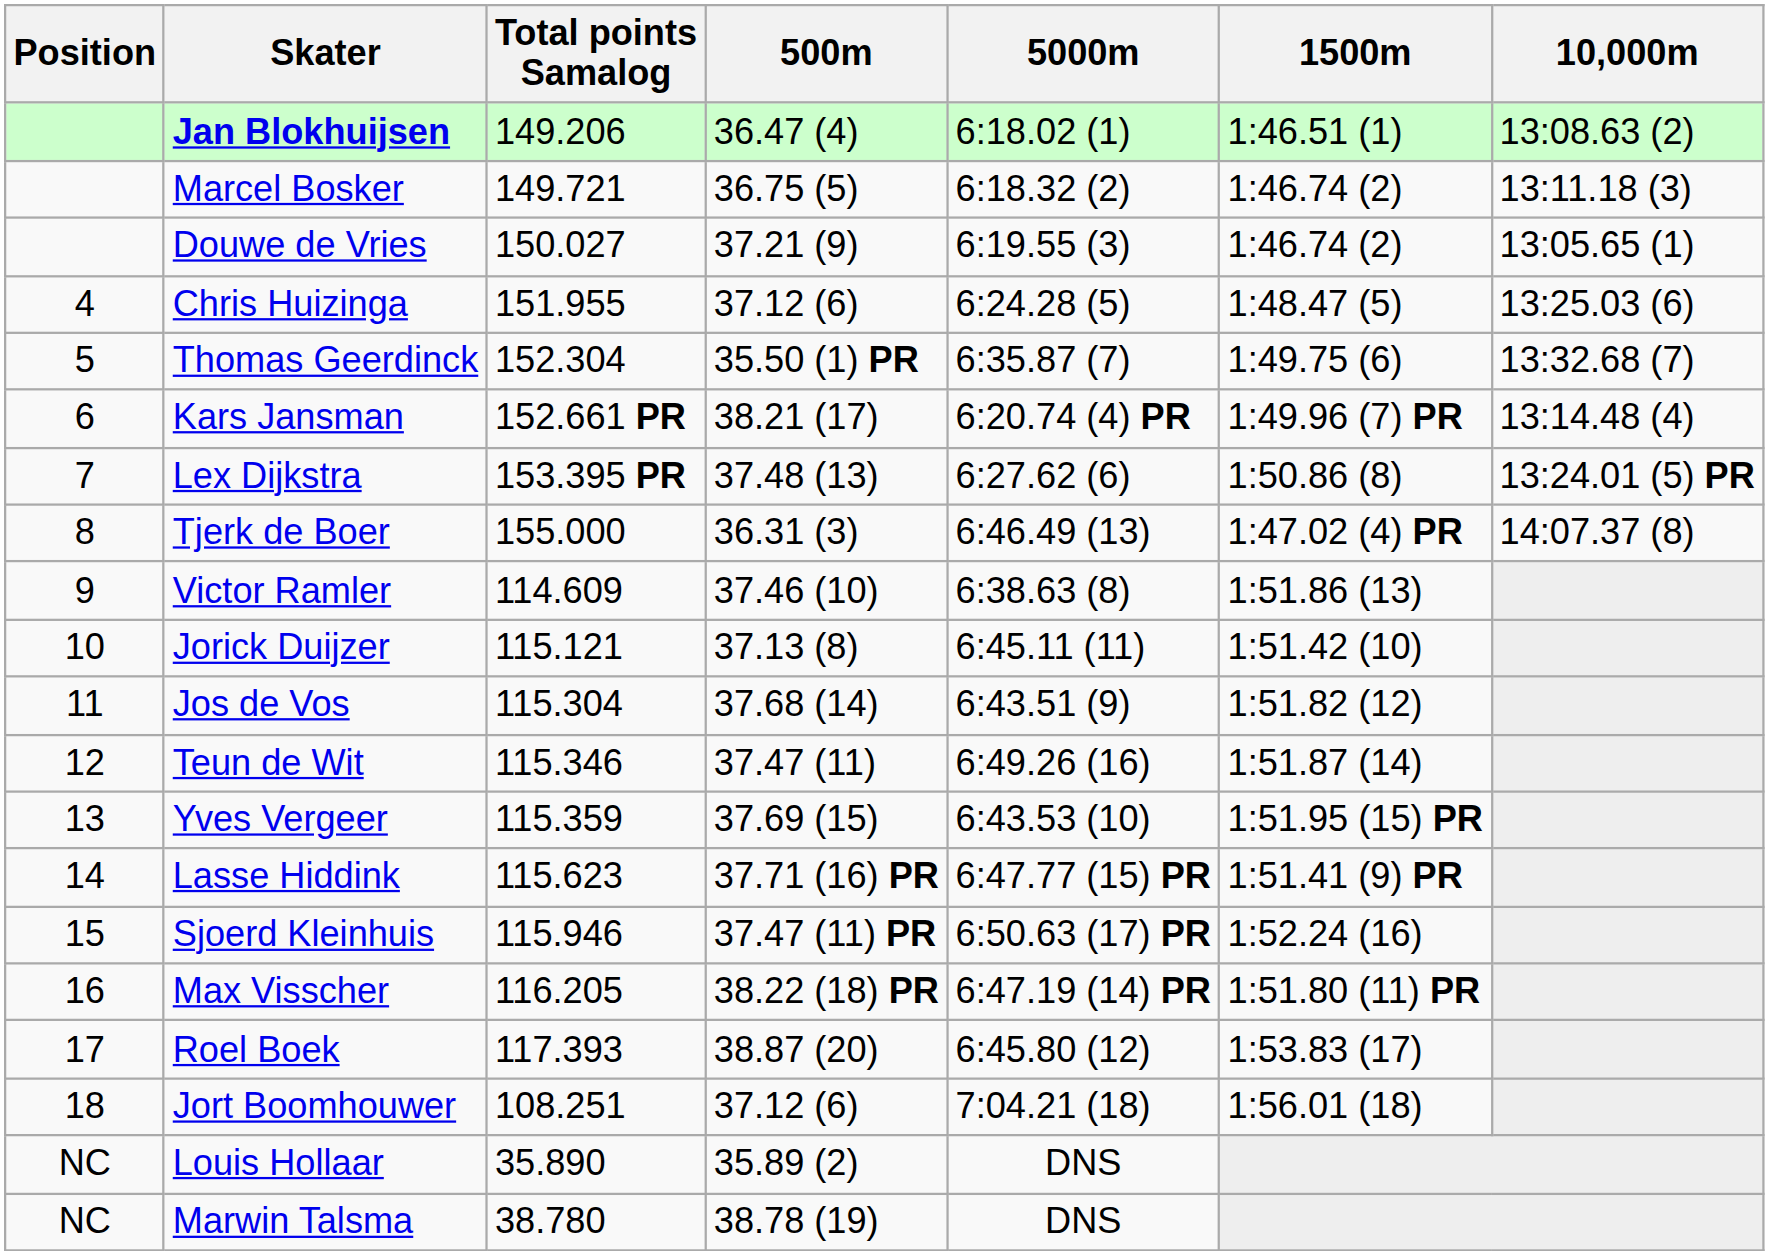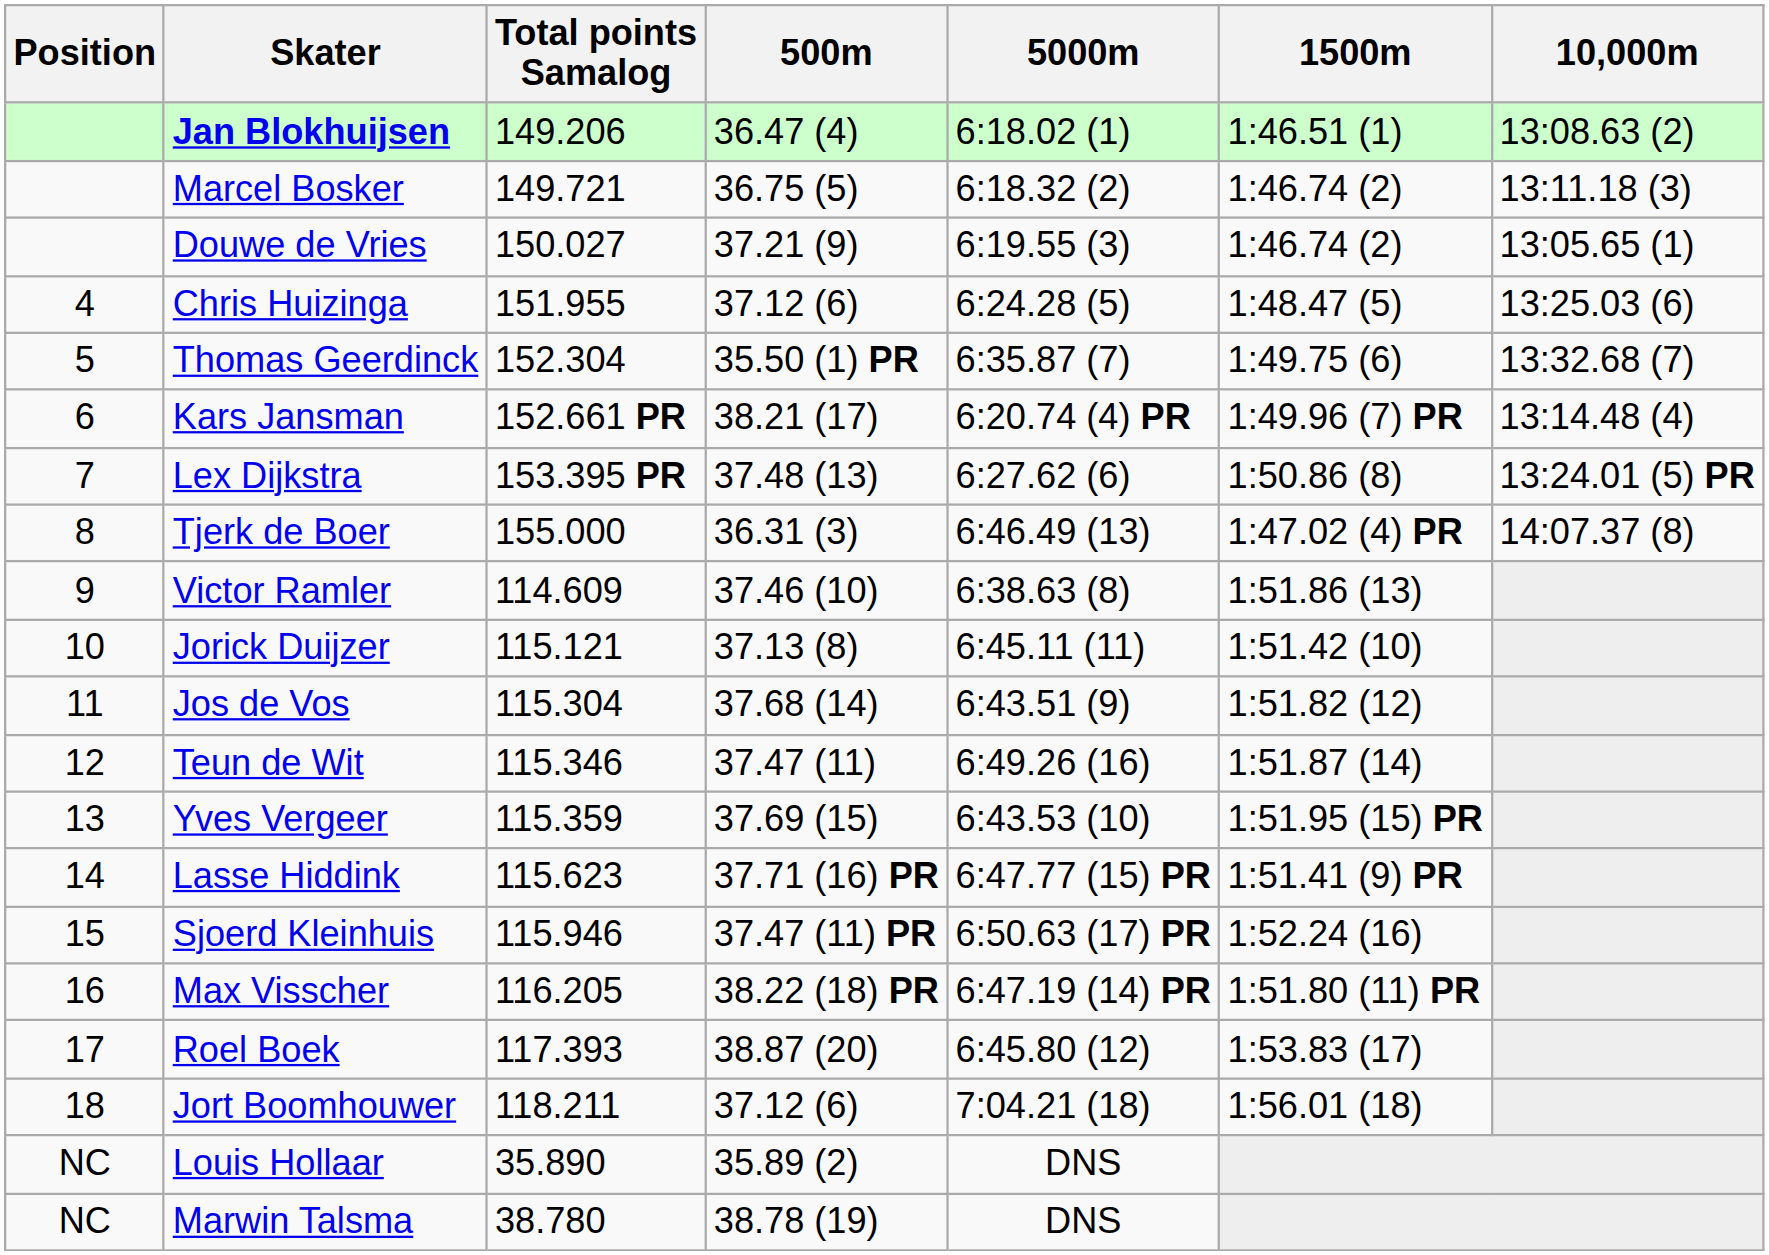(560, 1106) 108.251 -> (558, 1106) 118.211
